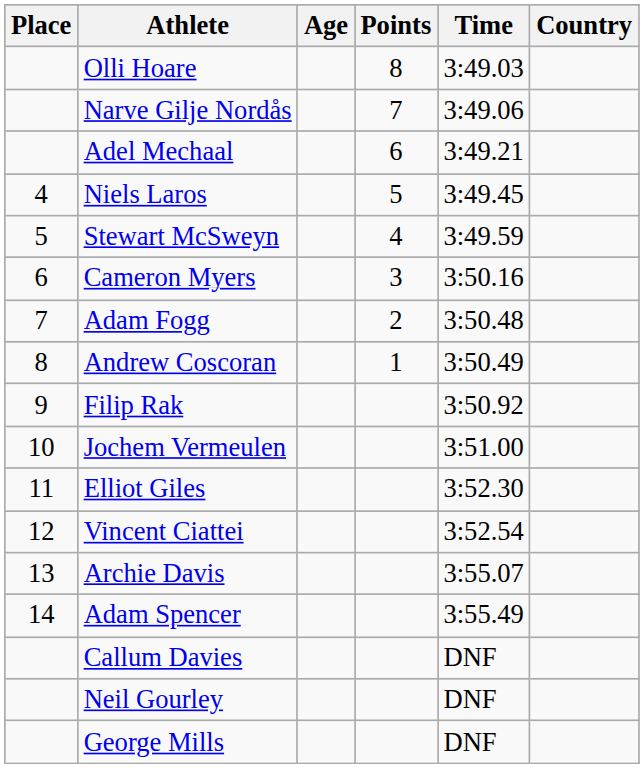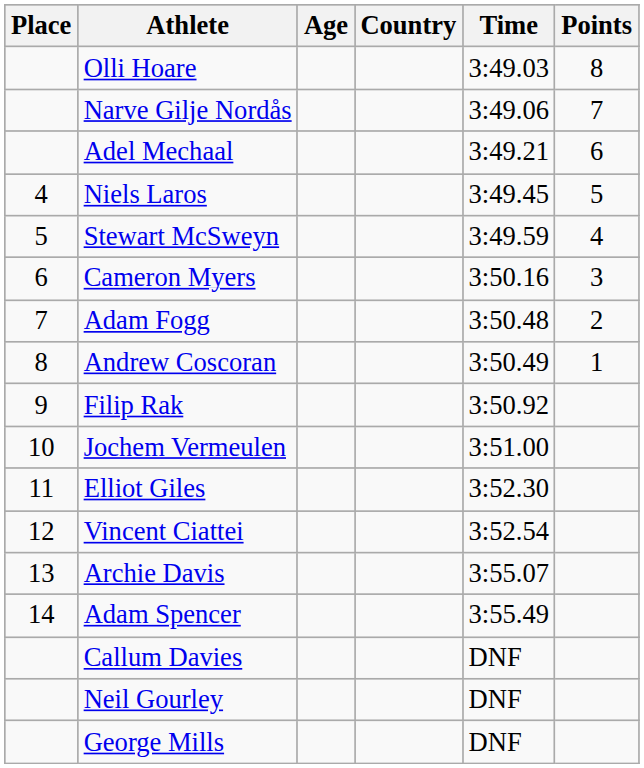columns swapped: (584, 25) <-> (396, 25)
